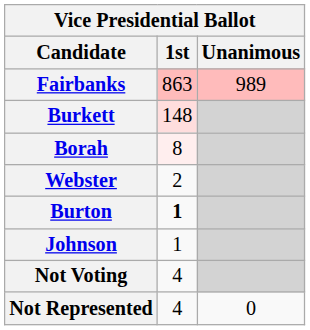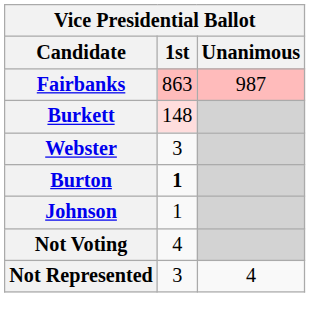(251, 84) 989 -> (251, 84) 987
- row: (81, 148)
(177, 180) 2 -> (177, 148) 3
(177, 308) 4 -> (177, 276) 3
(251, 308) 0 -> (251, 276) 4
